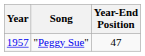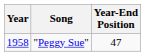(18, 42) 1957 -> (18, 42) 1958
